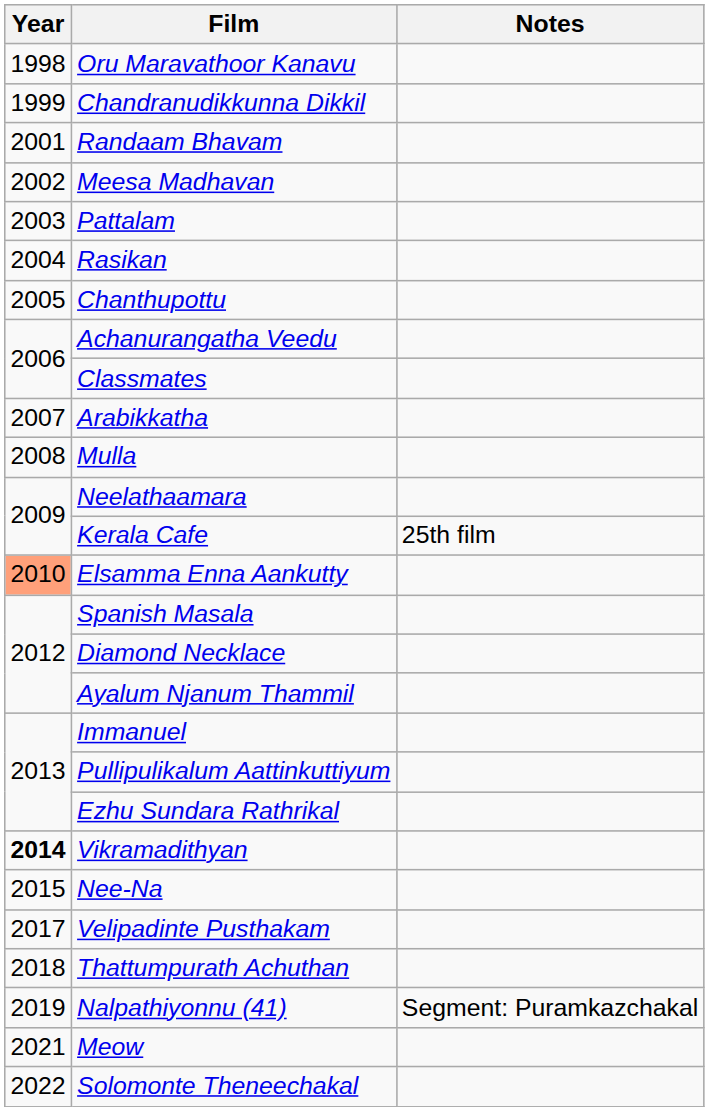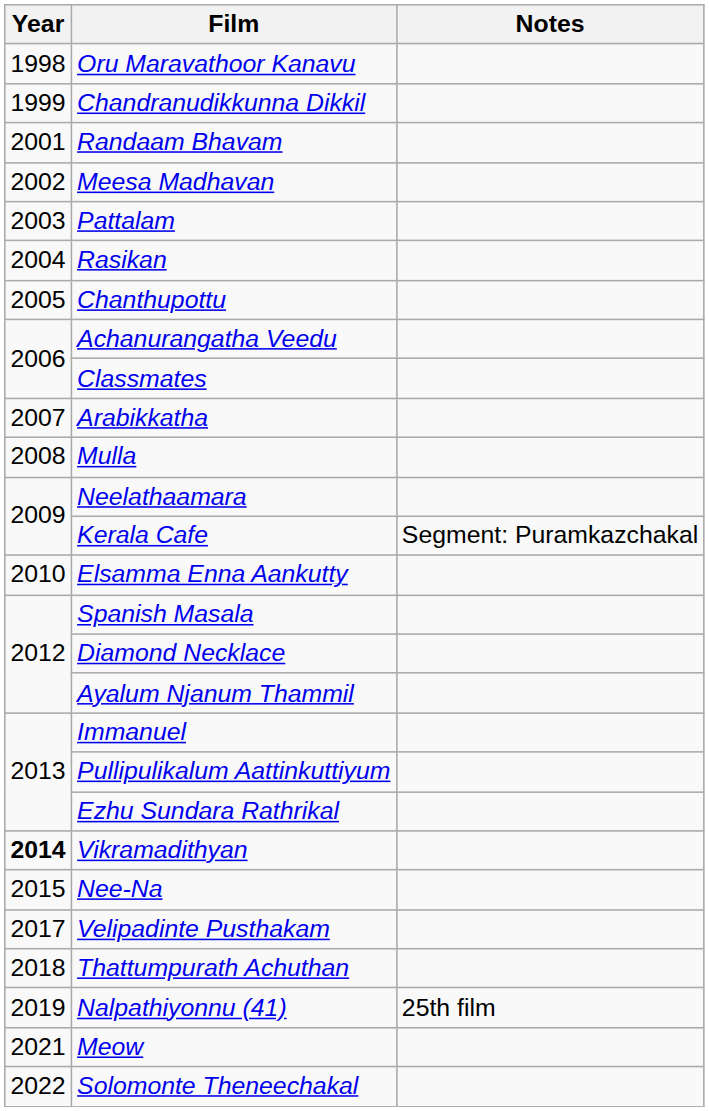(449, 535) 25th film -> (550, 535) Segment: Puramkazchakal
(38, 574) lightsalmon background -> (38, 574) no background
(550, 1007) Segment: Puramkazchakal -> (449, 1007) 25th film
